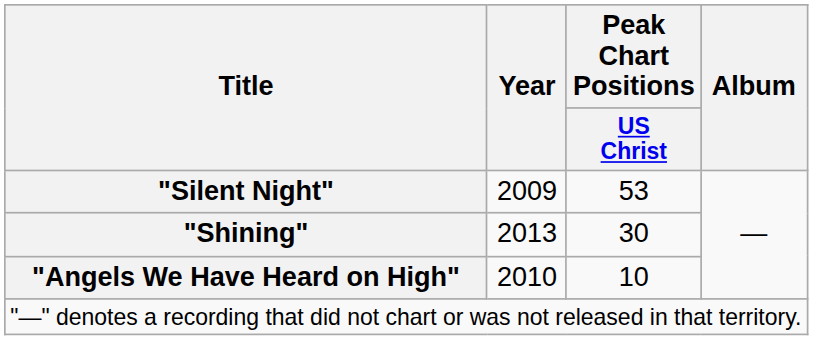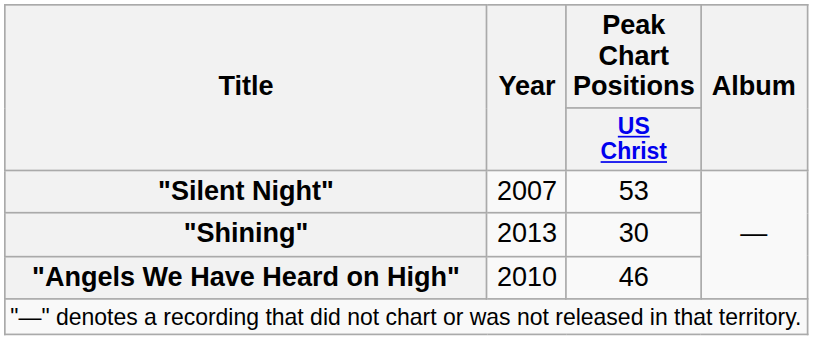(527, 191) 2009 -> (527, 191) 2007
(634, 277) 10 -> (634, 277) 46
